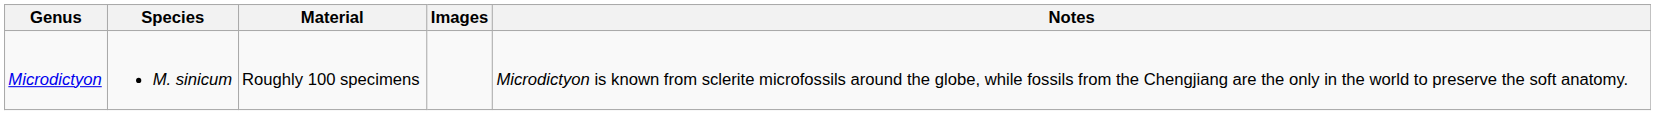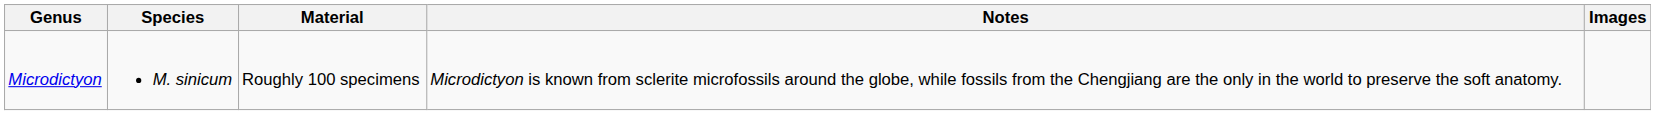columns swapped: (1072, 17) <-> (460, 17)
